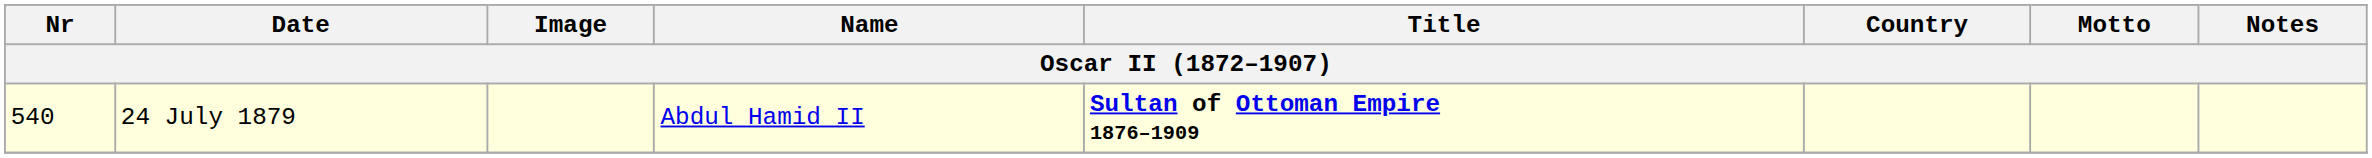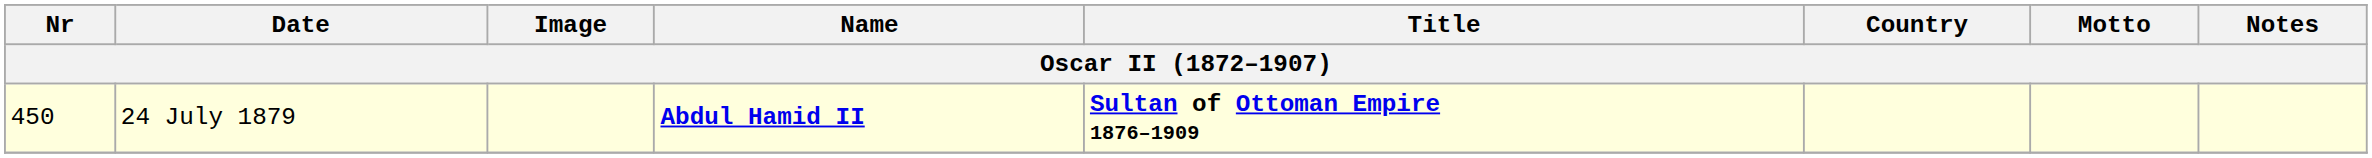(33, 118) 540 -> (33, 118) 450
(763, 118) normal -> (763, 118) bold
